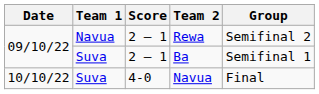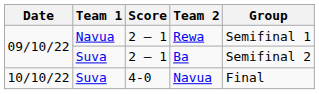(268, 36) Semifinal 2 -> (268, 36) Semifinal 1
(268, 57) Semifinal 1 -> (268, 57) Semifinal 2
